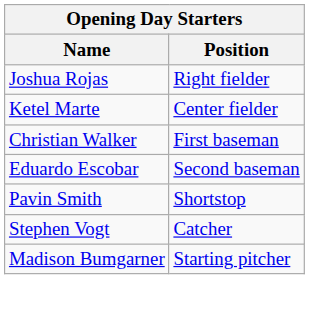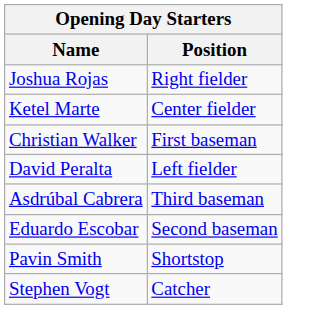+ row: (61, 169)
+ row: (76, 199)
- row: (87, 259)
